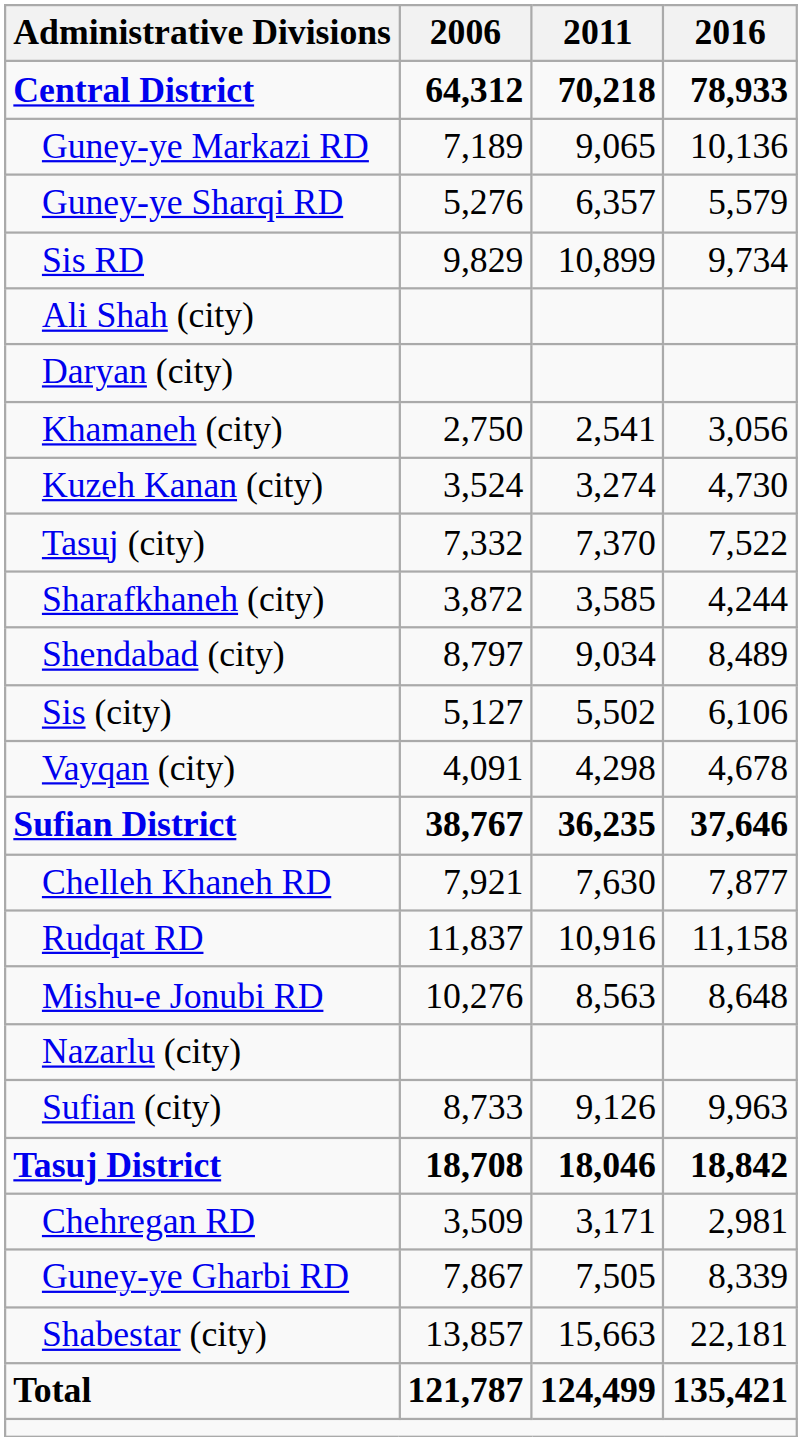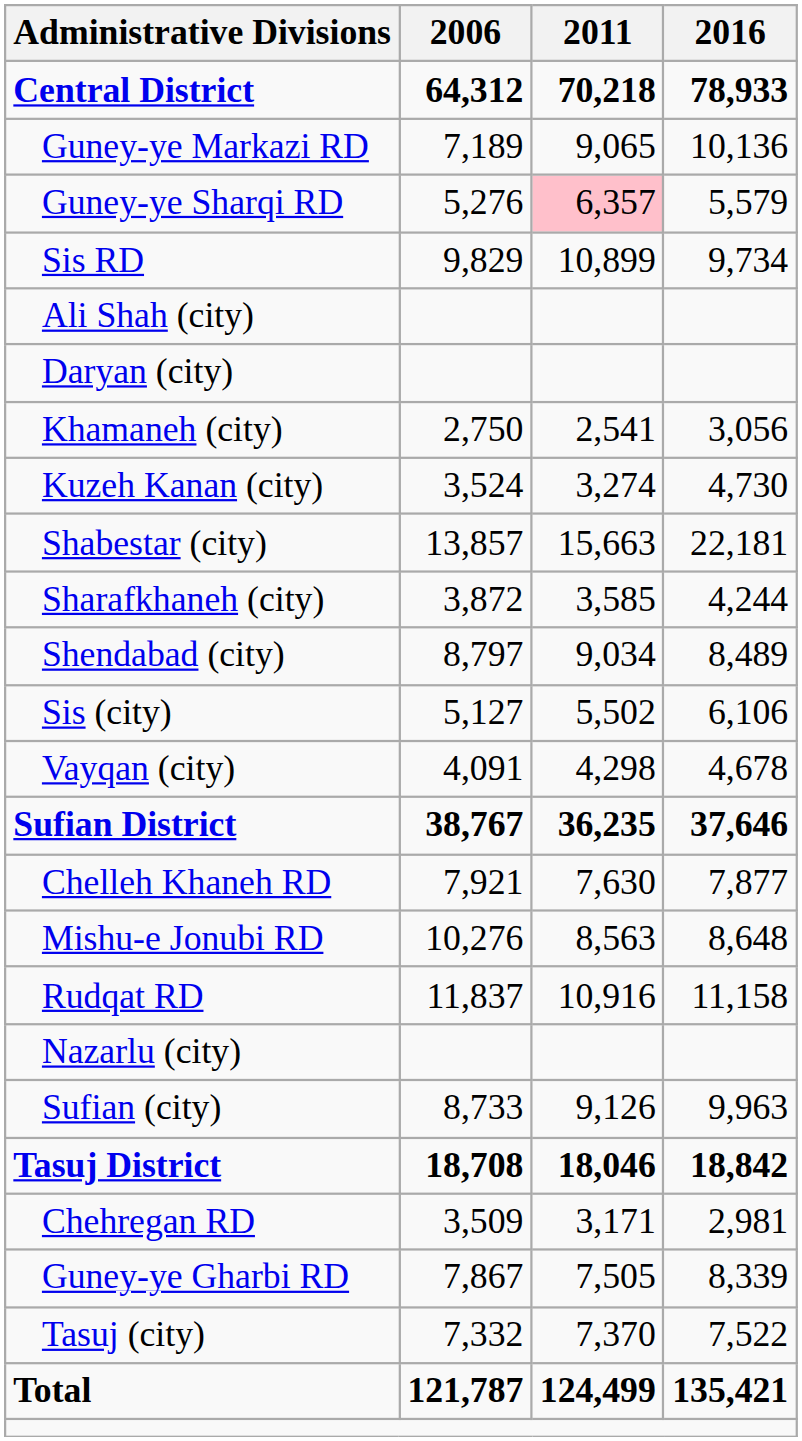(616, 202) no background -> (616, 202) pink background
rows swapped: (154, 1334) <-> (123, 542)
rows swapped: (183, 994) <-> (123, 938)
